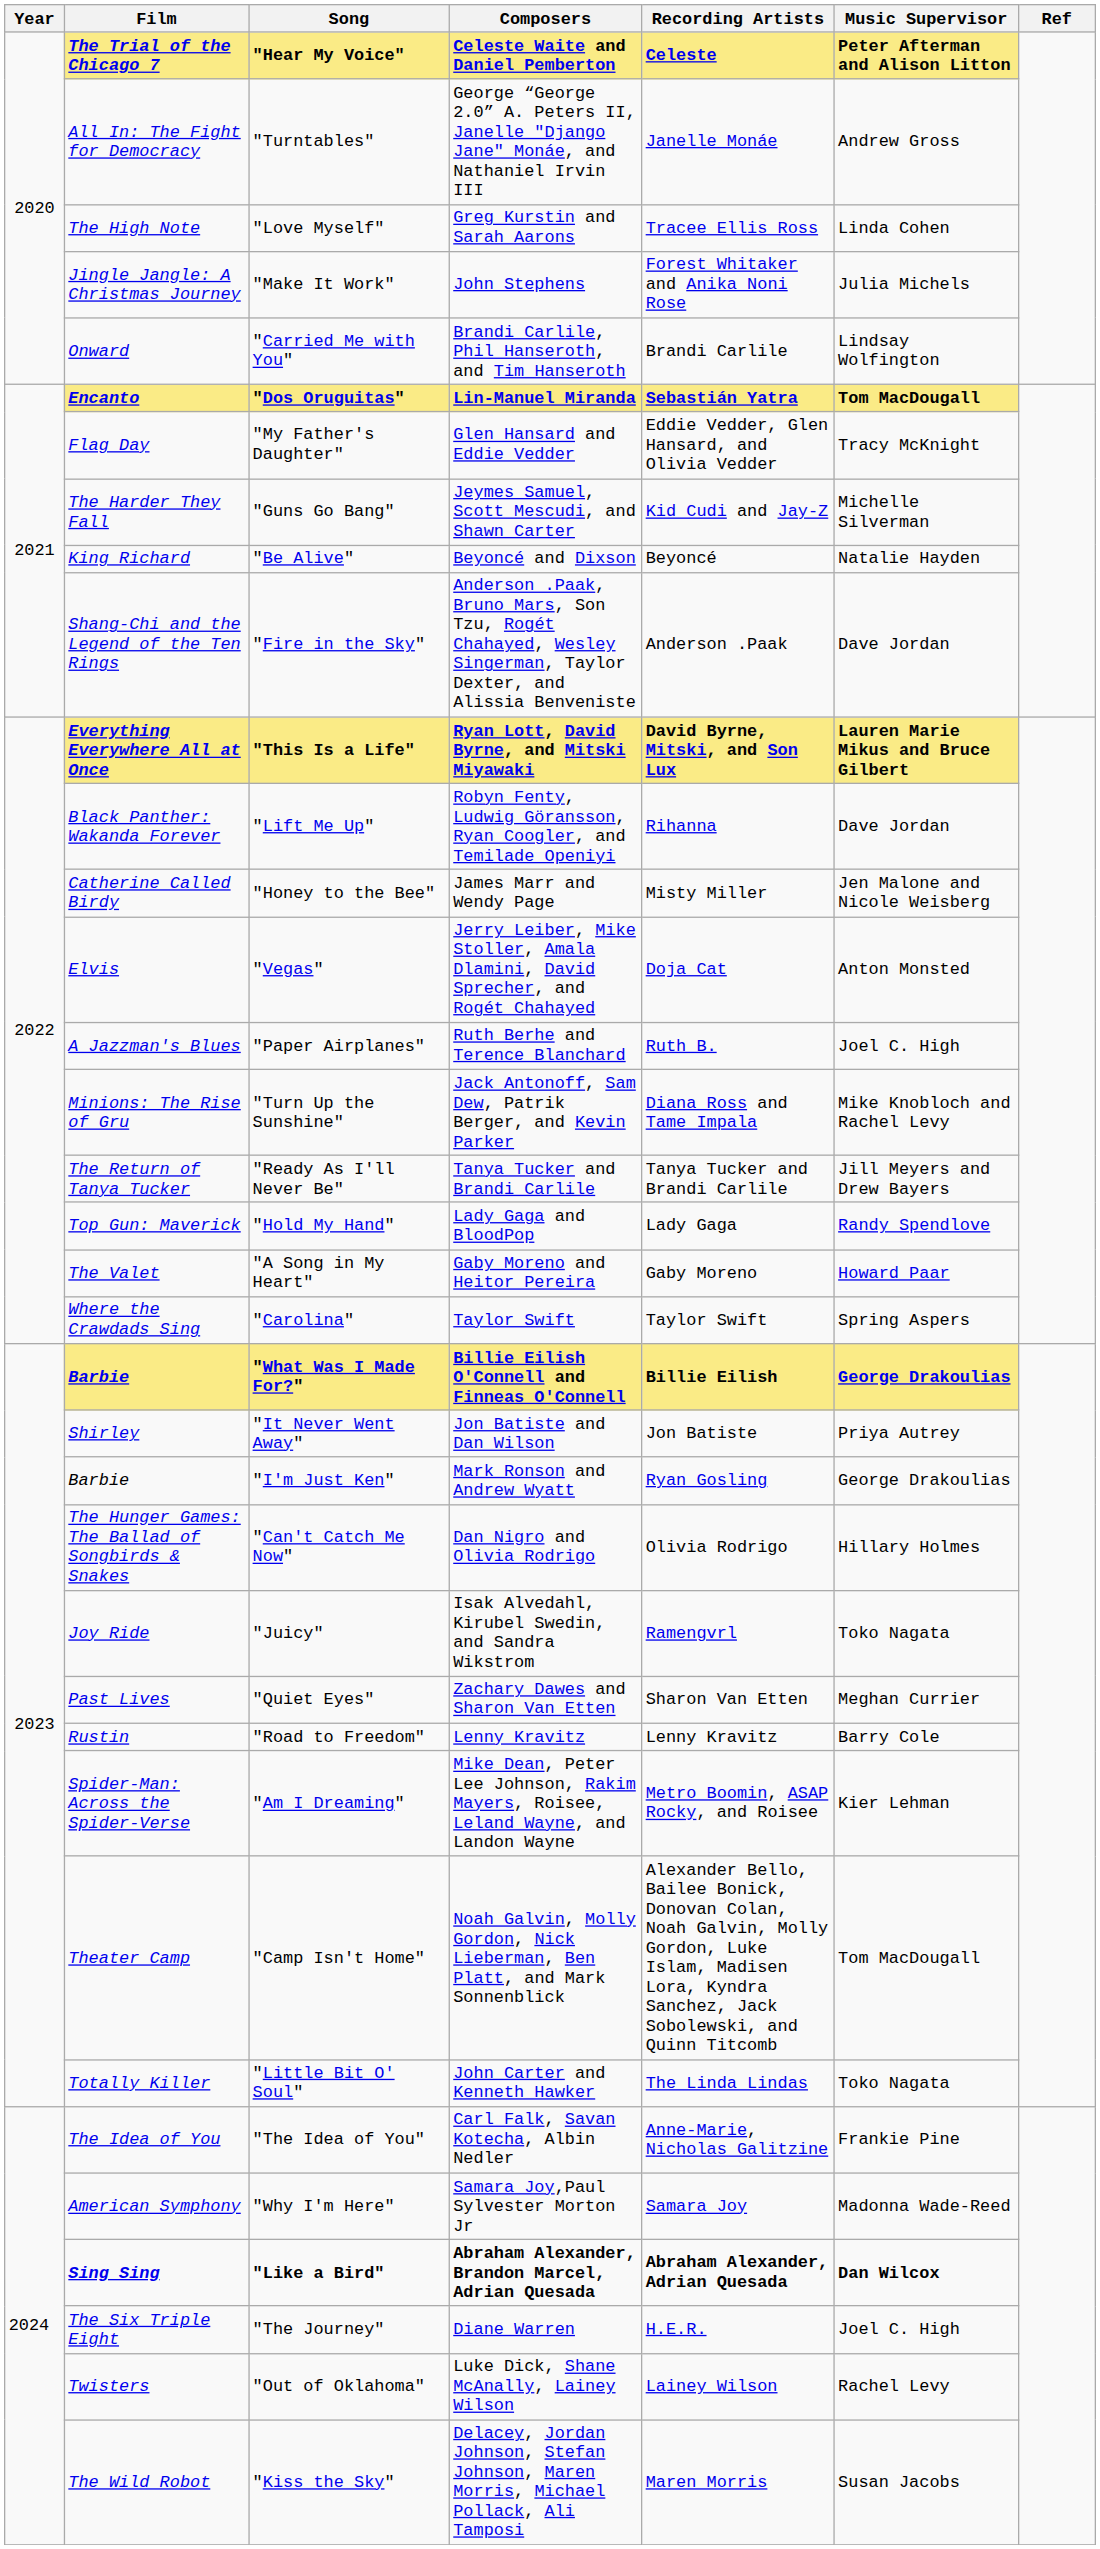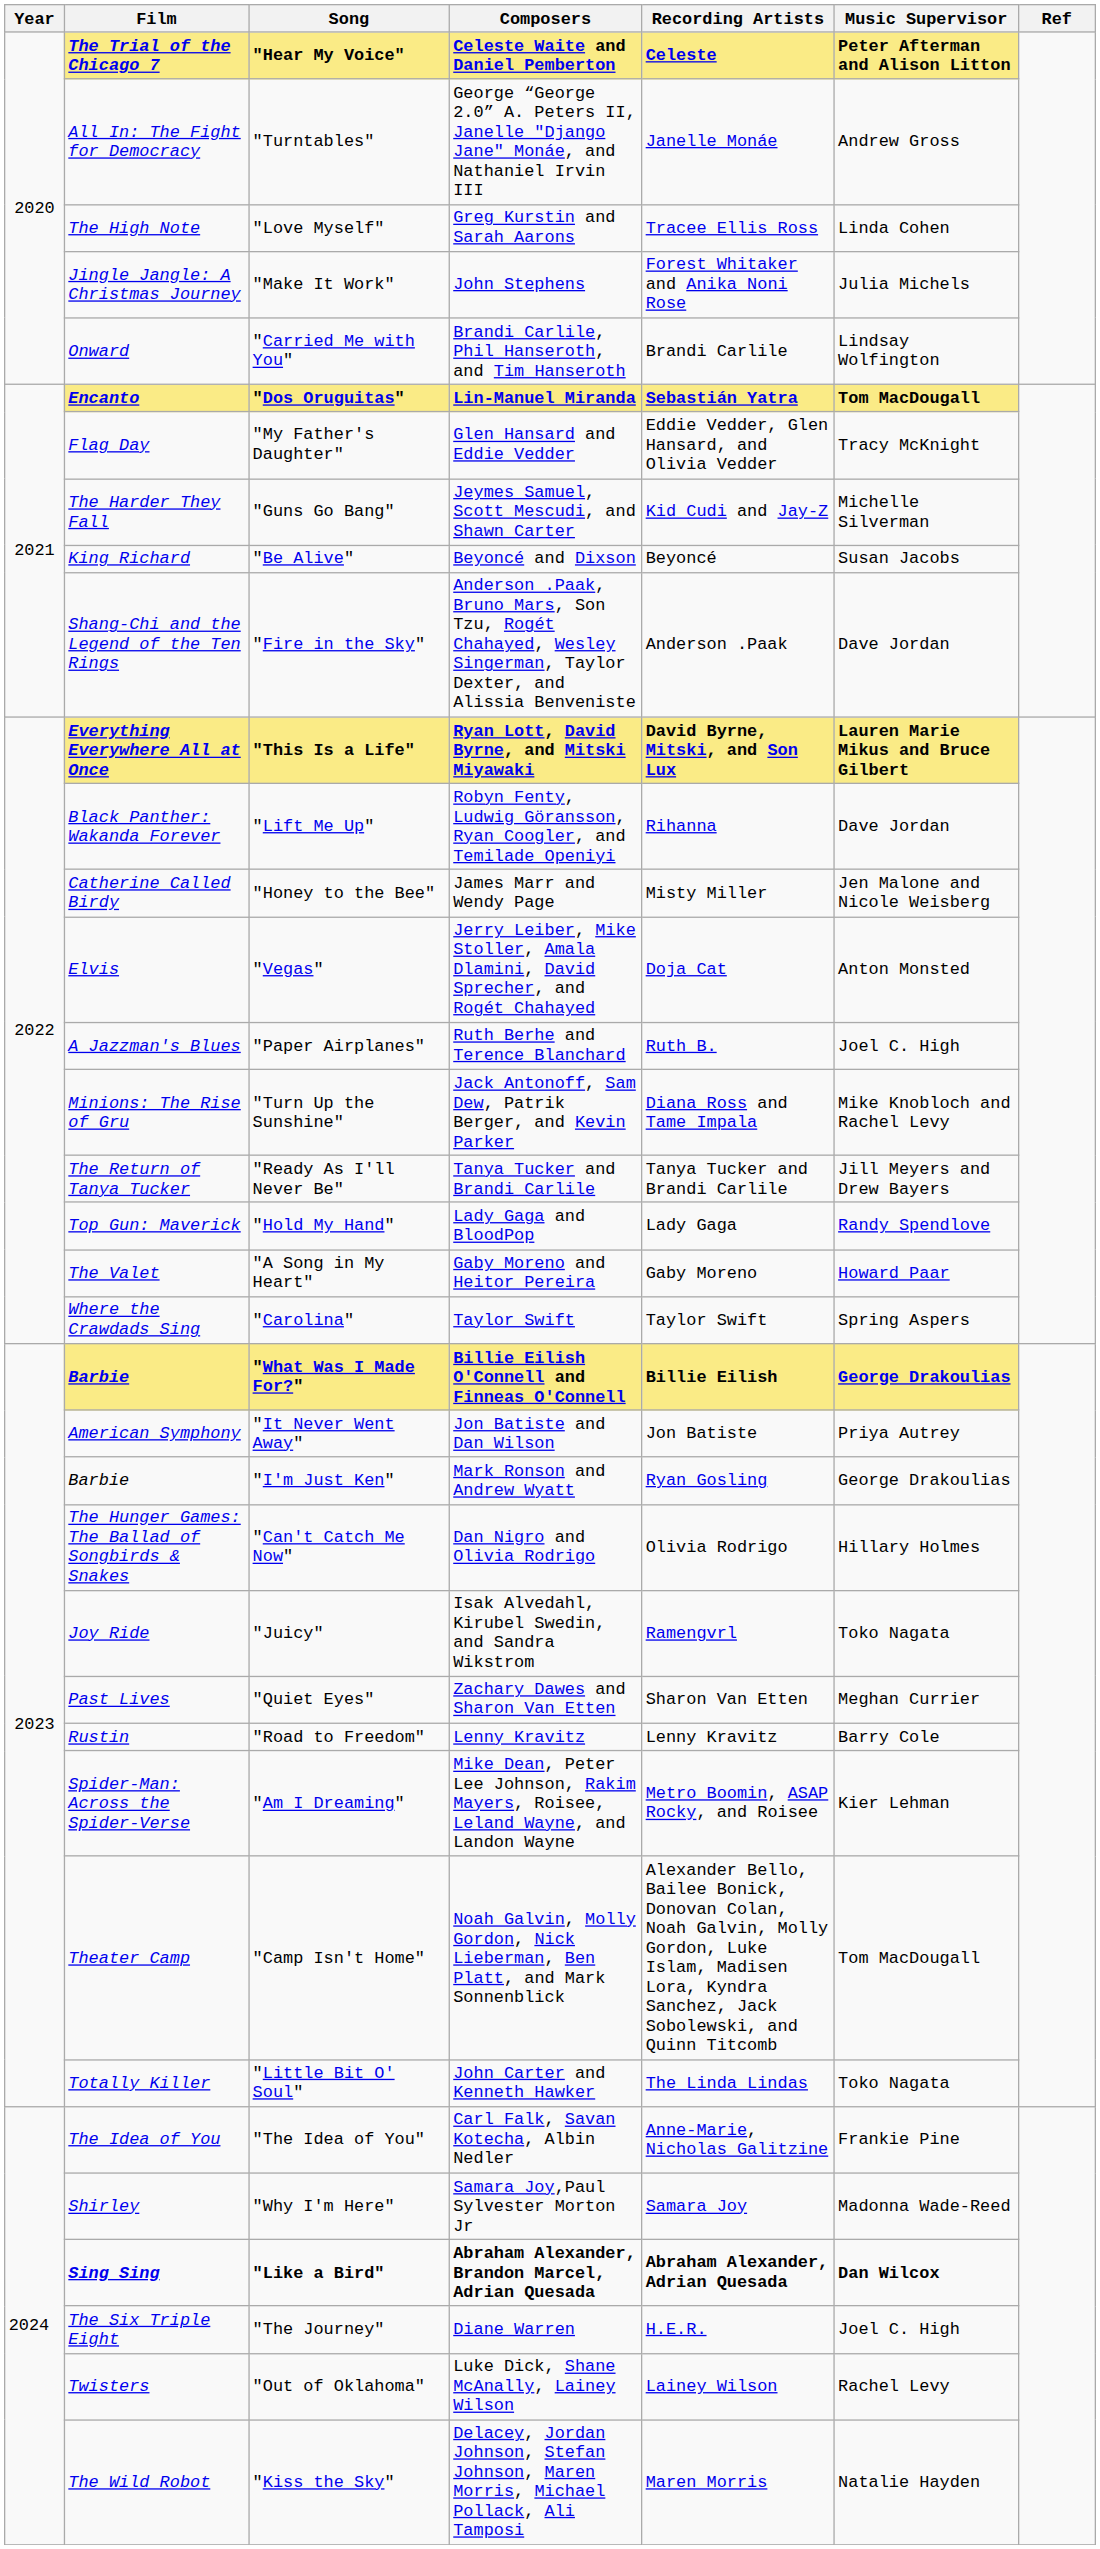(909, 559) Natalie Hayden -> (899, 559) Susan Jacobs
(104, 1434) Shirley -> (155, 1434) American Symphony
(155, 2206) American Symphony -> (104, 2206) Shirley
(899, 2482) Susan Jacobs -> (909, 2482) Natalie Hayden
